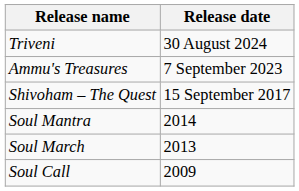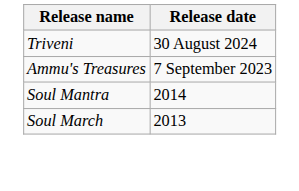- row: (82, 95)
- row: (39, 172)
